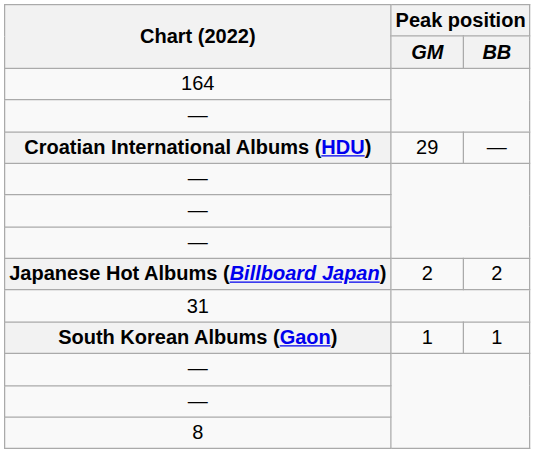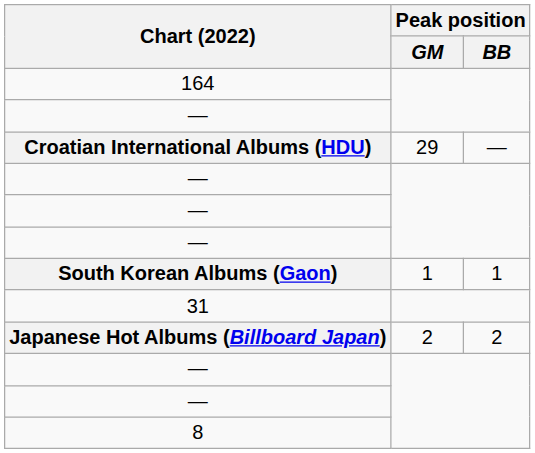rows swapped: (198, 274) <-> (198, 337)
